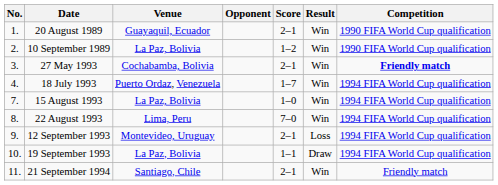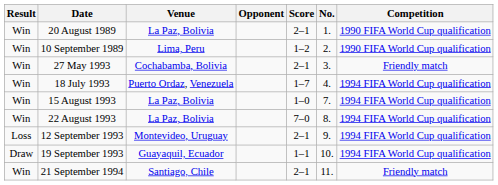columns swapped: (15, 13) <-> (320, 13)
(168, 31) Guayaquil, Ecuador -> (181, 31) La Paz, Bolivia
(168, 48) La Paz, Bolivia -> (181, 48) Lima, Peru
(415, 66) bold -> (415, 66) normal
(168, 118) Lima, Peru -> (181, 118) La Paz, Bolivia
(168, 153) La Paz, Bolivia -> (181, 153) Guayaquil, Ecuador
